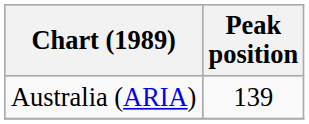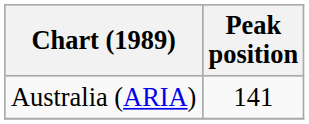(253, 97) 139 -> (253, 97) 141
